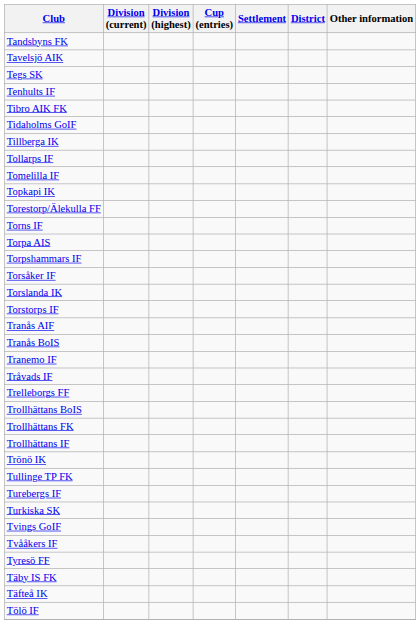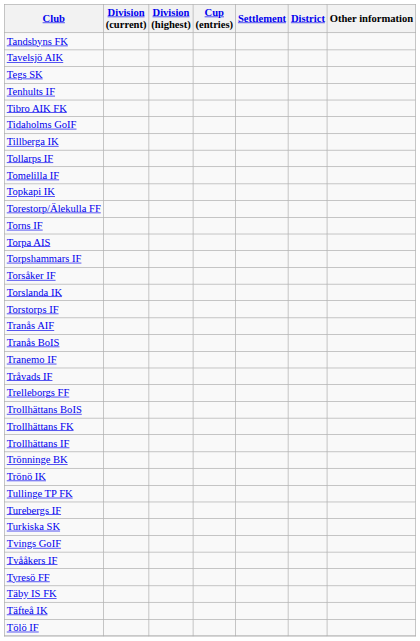+ row: (37, 460)
